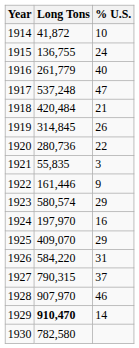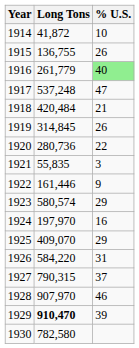(101, 52) 24 -> (101, 52) 26
(101, 71) no background -> (101, 71) lightgreen background
(101, 315) 14 -> (101, 315) 39
